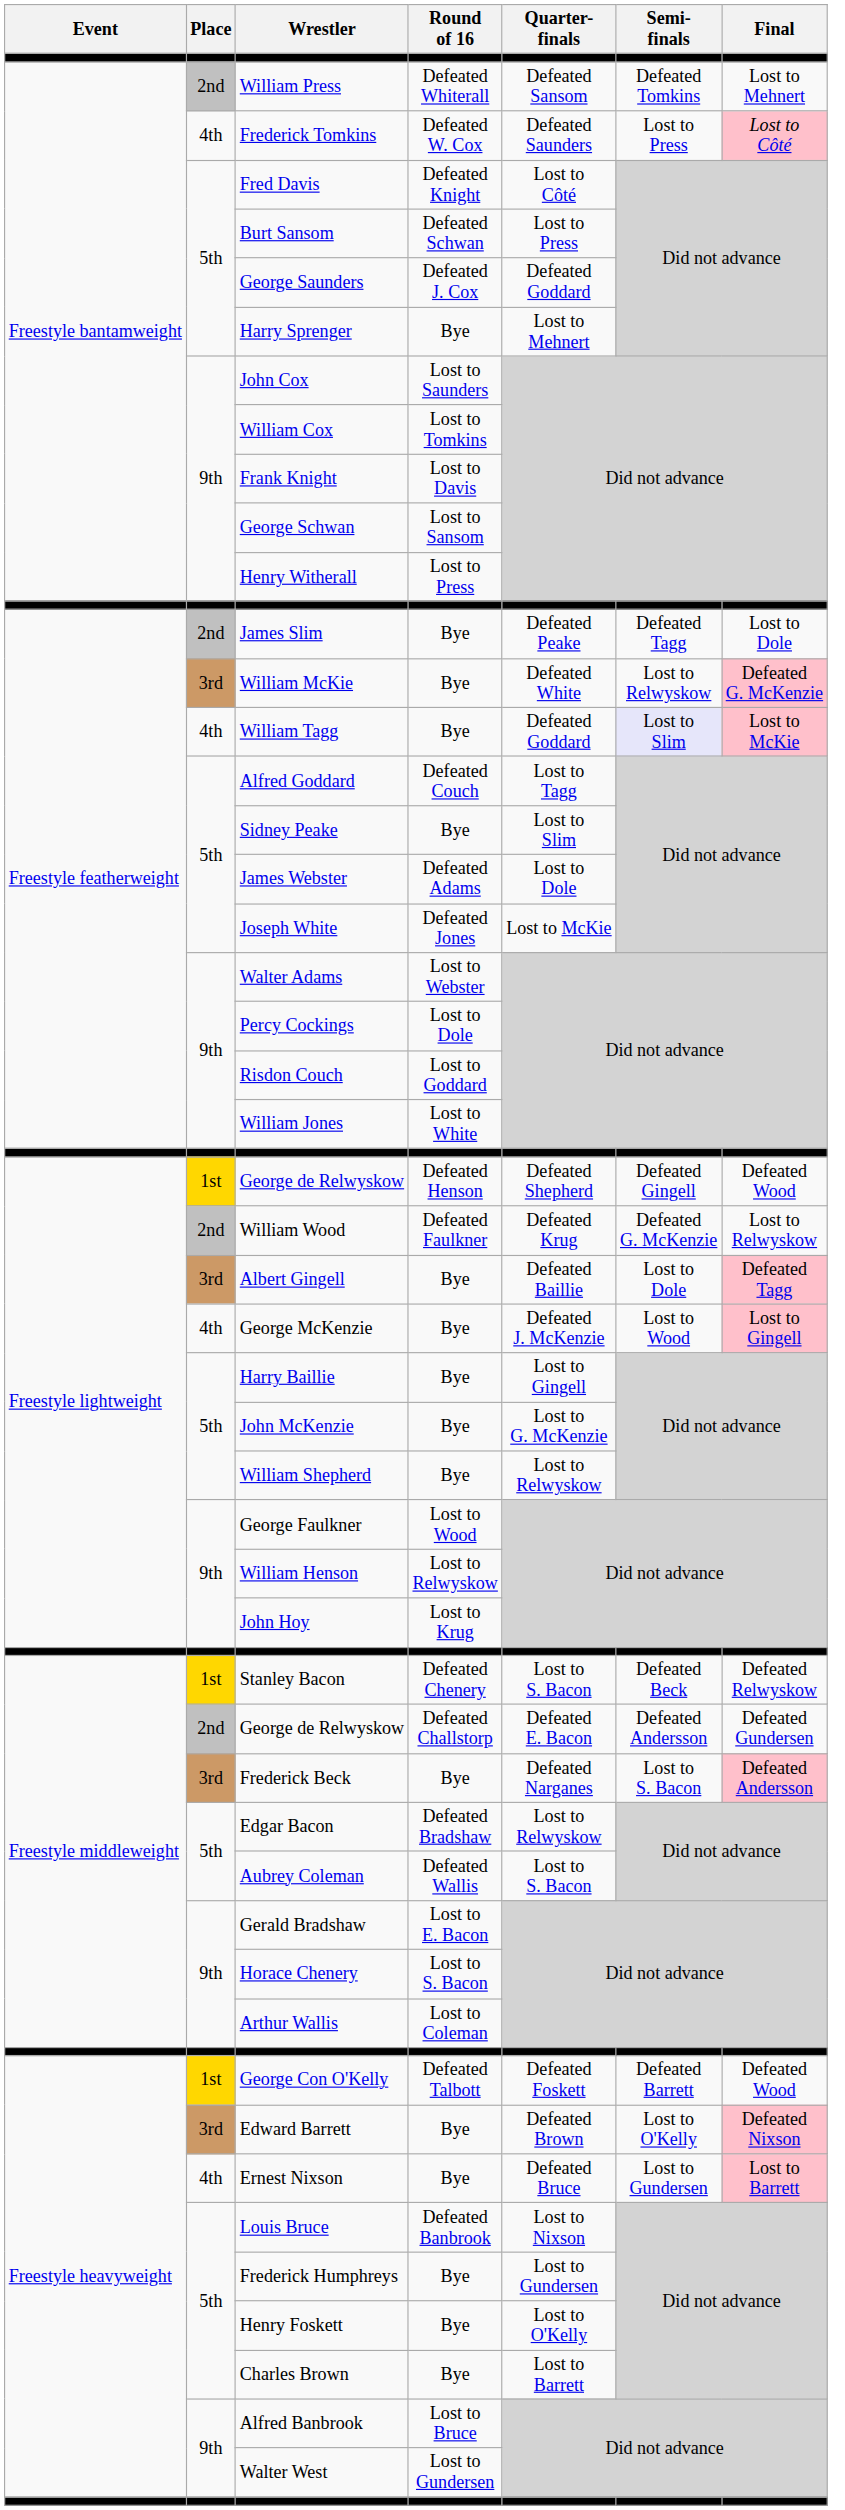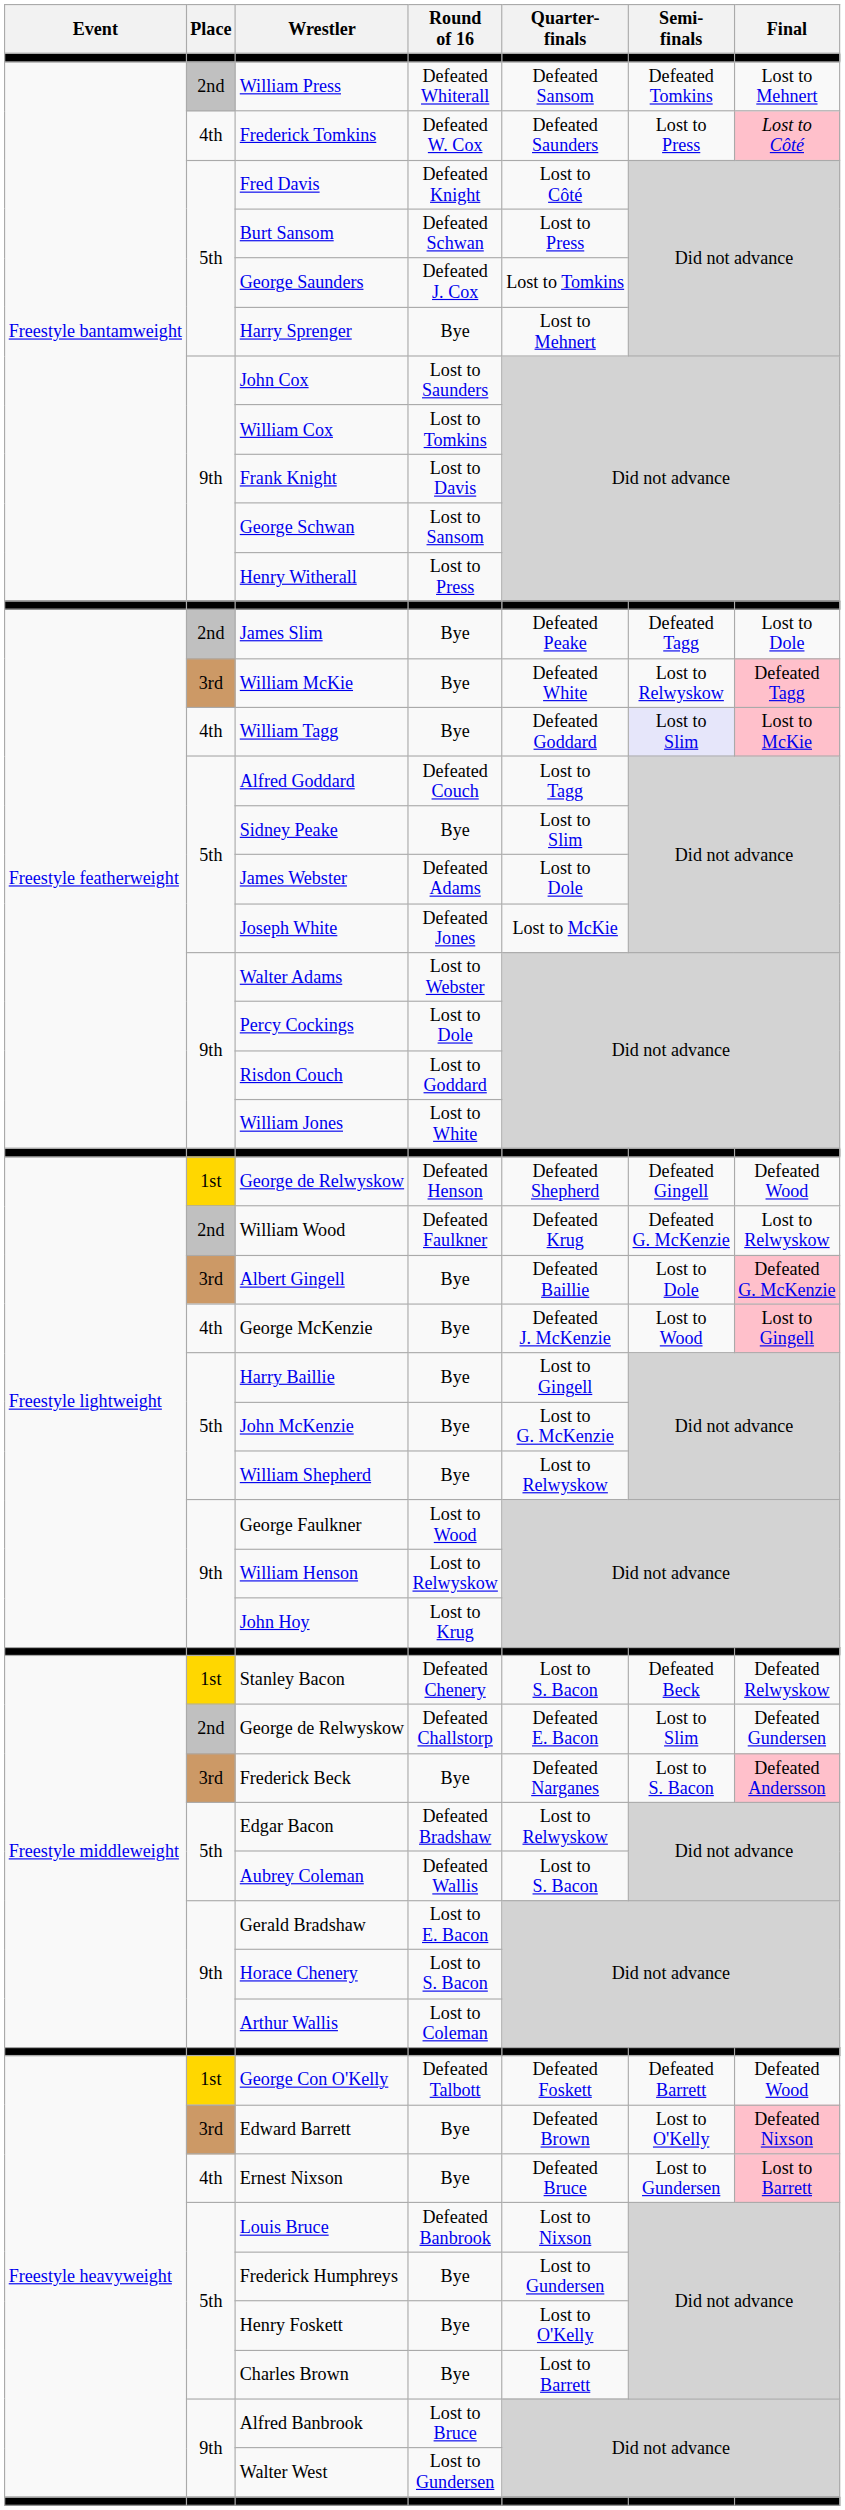(559, 282) Defeated Goddard -> (565, 282) Lost to Tomkins
(774, 682) Defeated G. McKenzie -> (787, 682) Defeated Tagg
(774, 1279) Defeated Tagg -> (787, 1279) Defeated G. McKenzie
(669, 1728) Defeated Andersson -> (681, 1728) Lost to Slim
